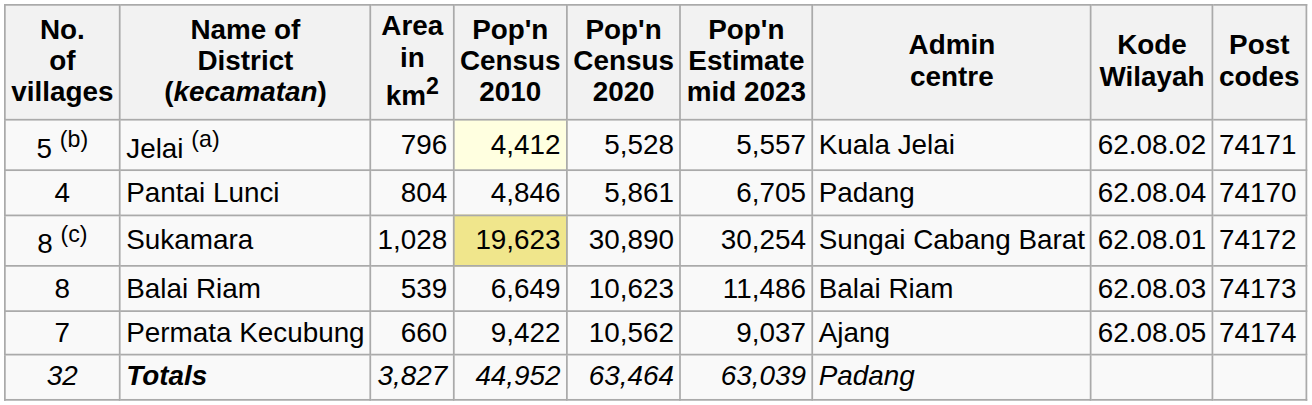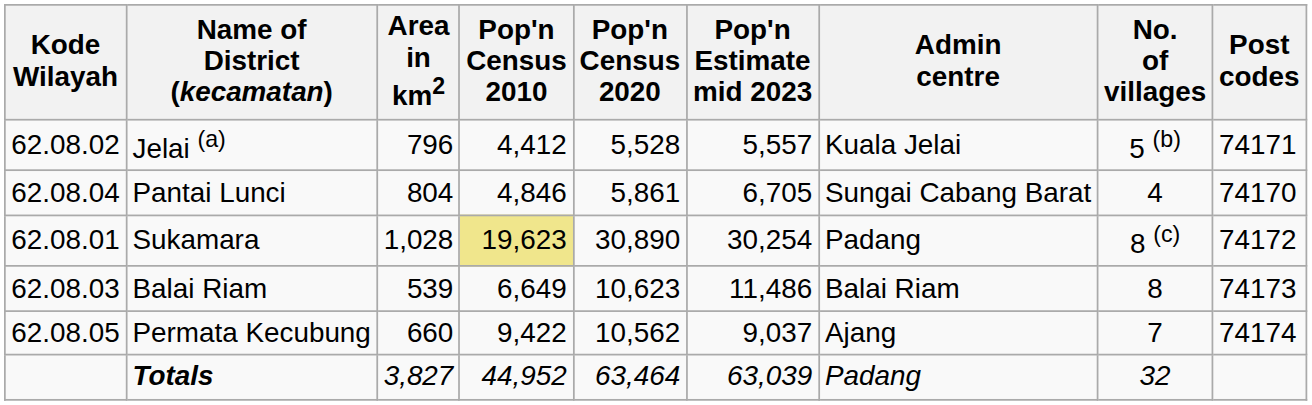columns swapped: (1152, 61) <-> (62, 61)
(526, 144) lightyellow background -> (532, 144) no background
(867, 192) Padang -> (958, 192) Sungai Cabang Barat
(952, 240) Sungai Cabang Barat -> (873, 240) Padang
